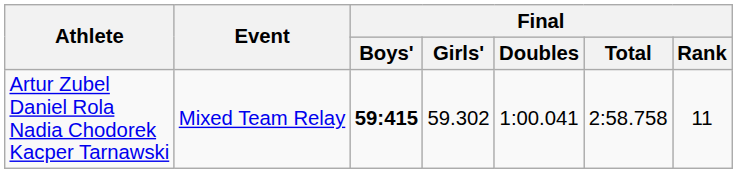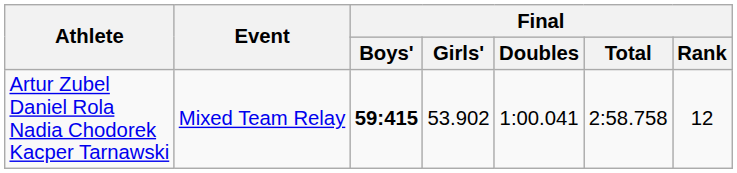(459, 119) 59.302 -> (459, 119) 53.902
(702, 119) 11 -> (702, 119) 12
